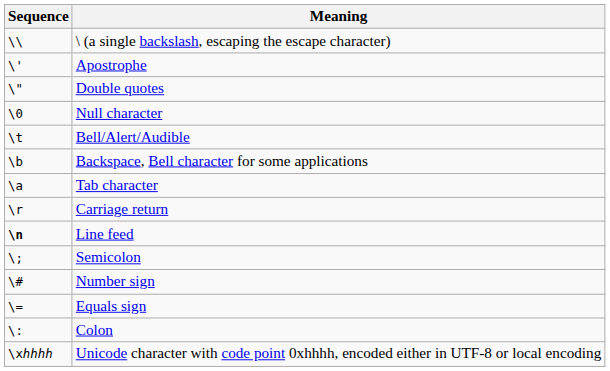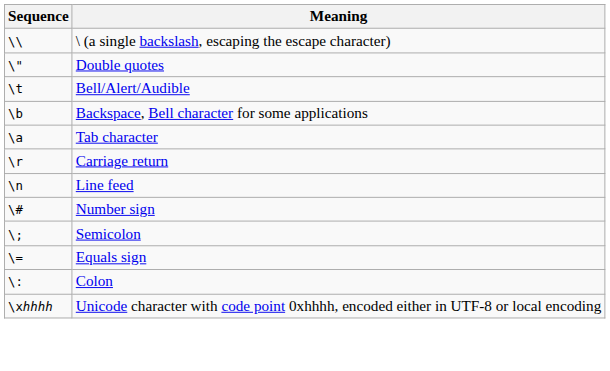- row: (111, 64)
- row: (119, 112)
(15, 233) bold -> (15, 186) normal
rows swapped: (108, 257) <-> (115, 281)
